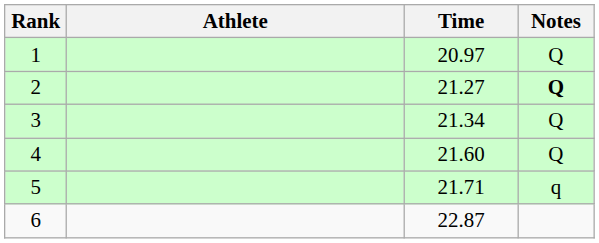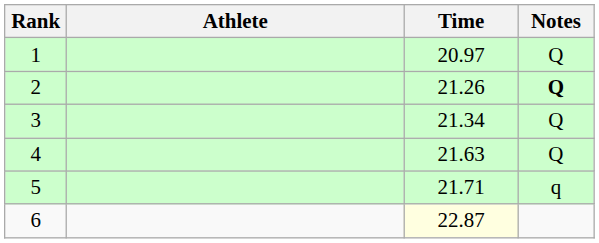(461, 87) 21.27 -> (461, 87) 21.26
(461, 154) 21.60 -> (461, 154) 21.63
(461, 220) no background -> (461, 220) lightyellow background
